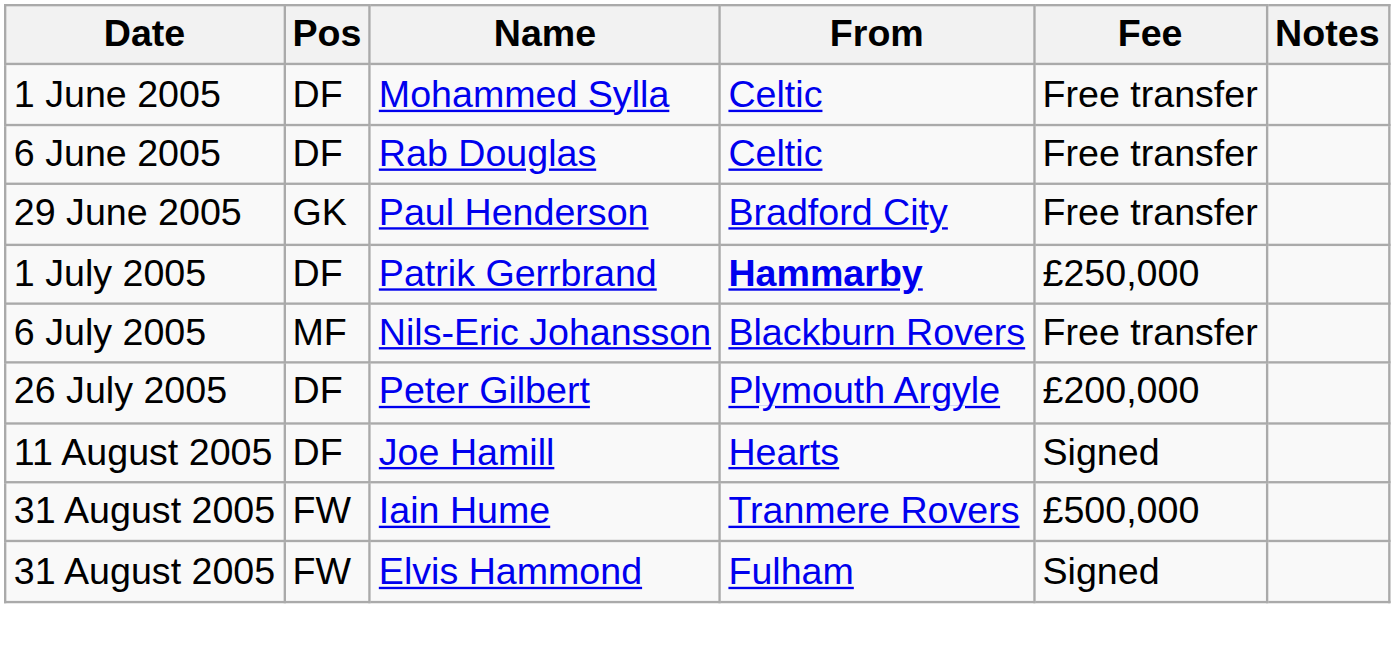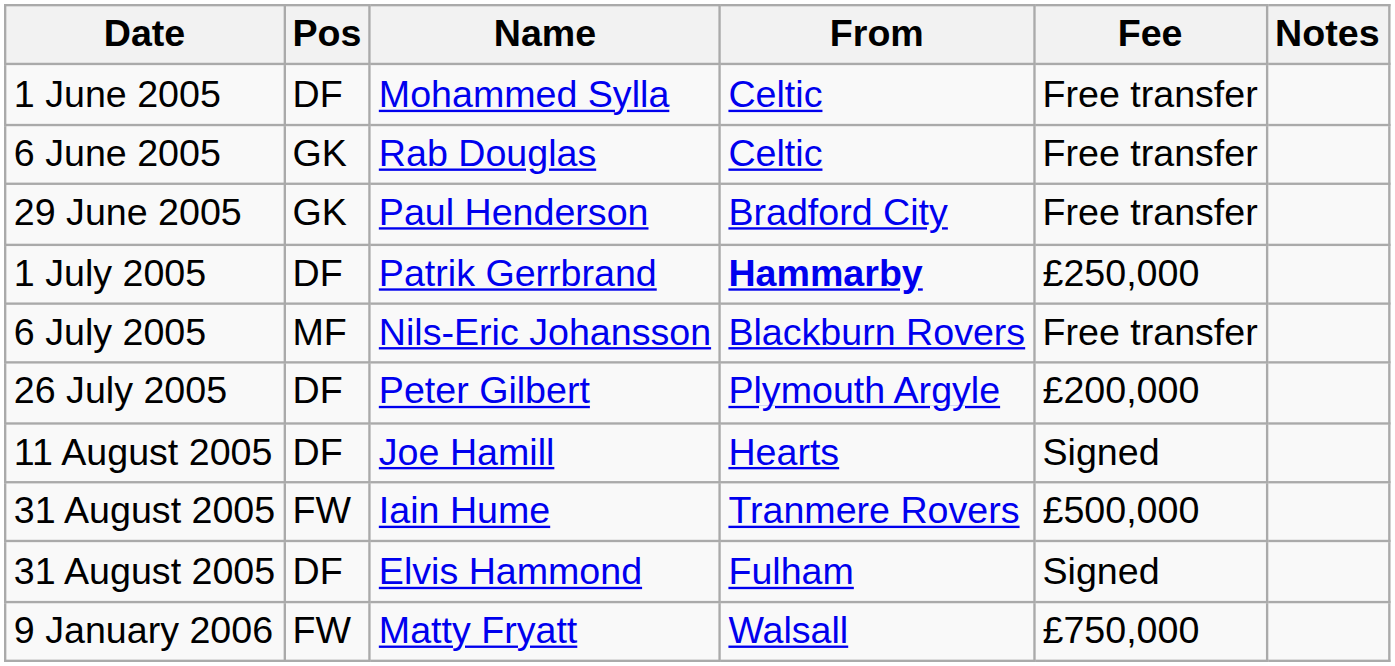(318, 153) DF -> (320, 153) GK
(322, 570) FW -> (318, 570) DF
+ row: (478, 630)
